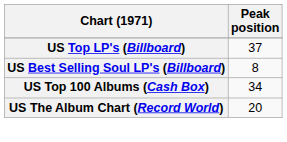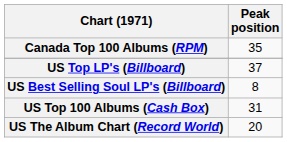+ row: (116, 48)
(255, 87) 34 -> (255, 107) 31
